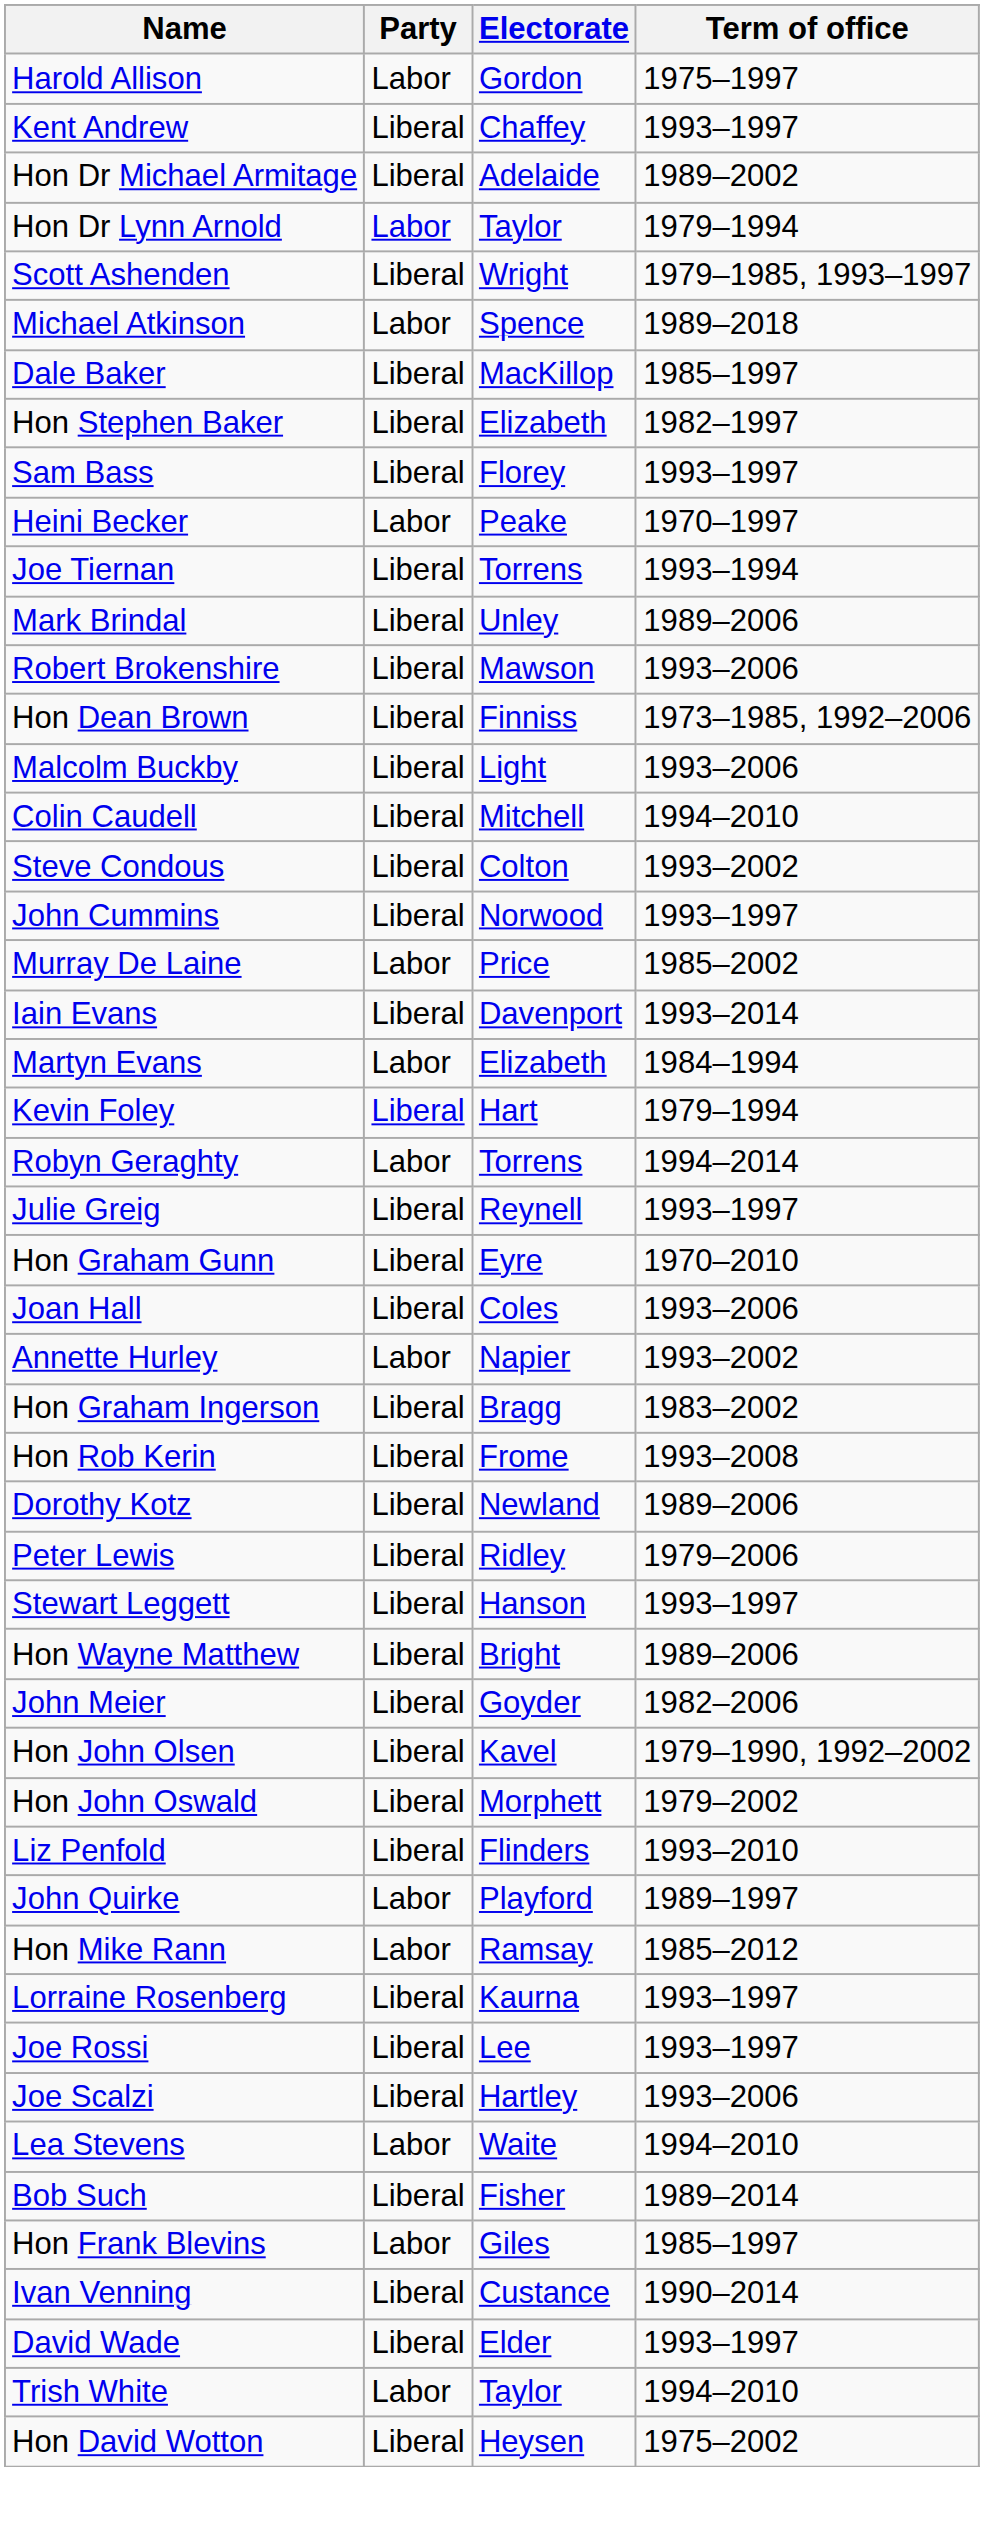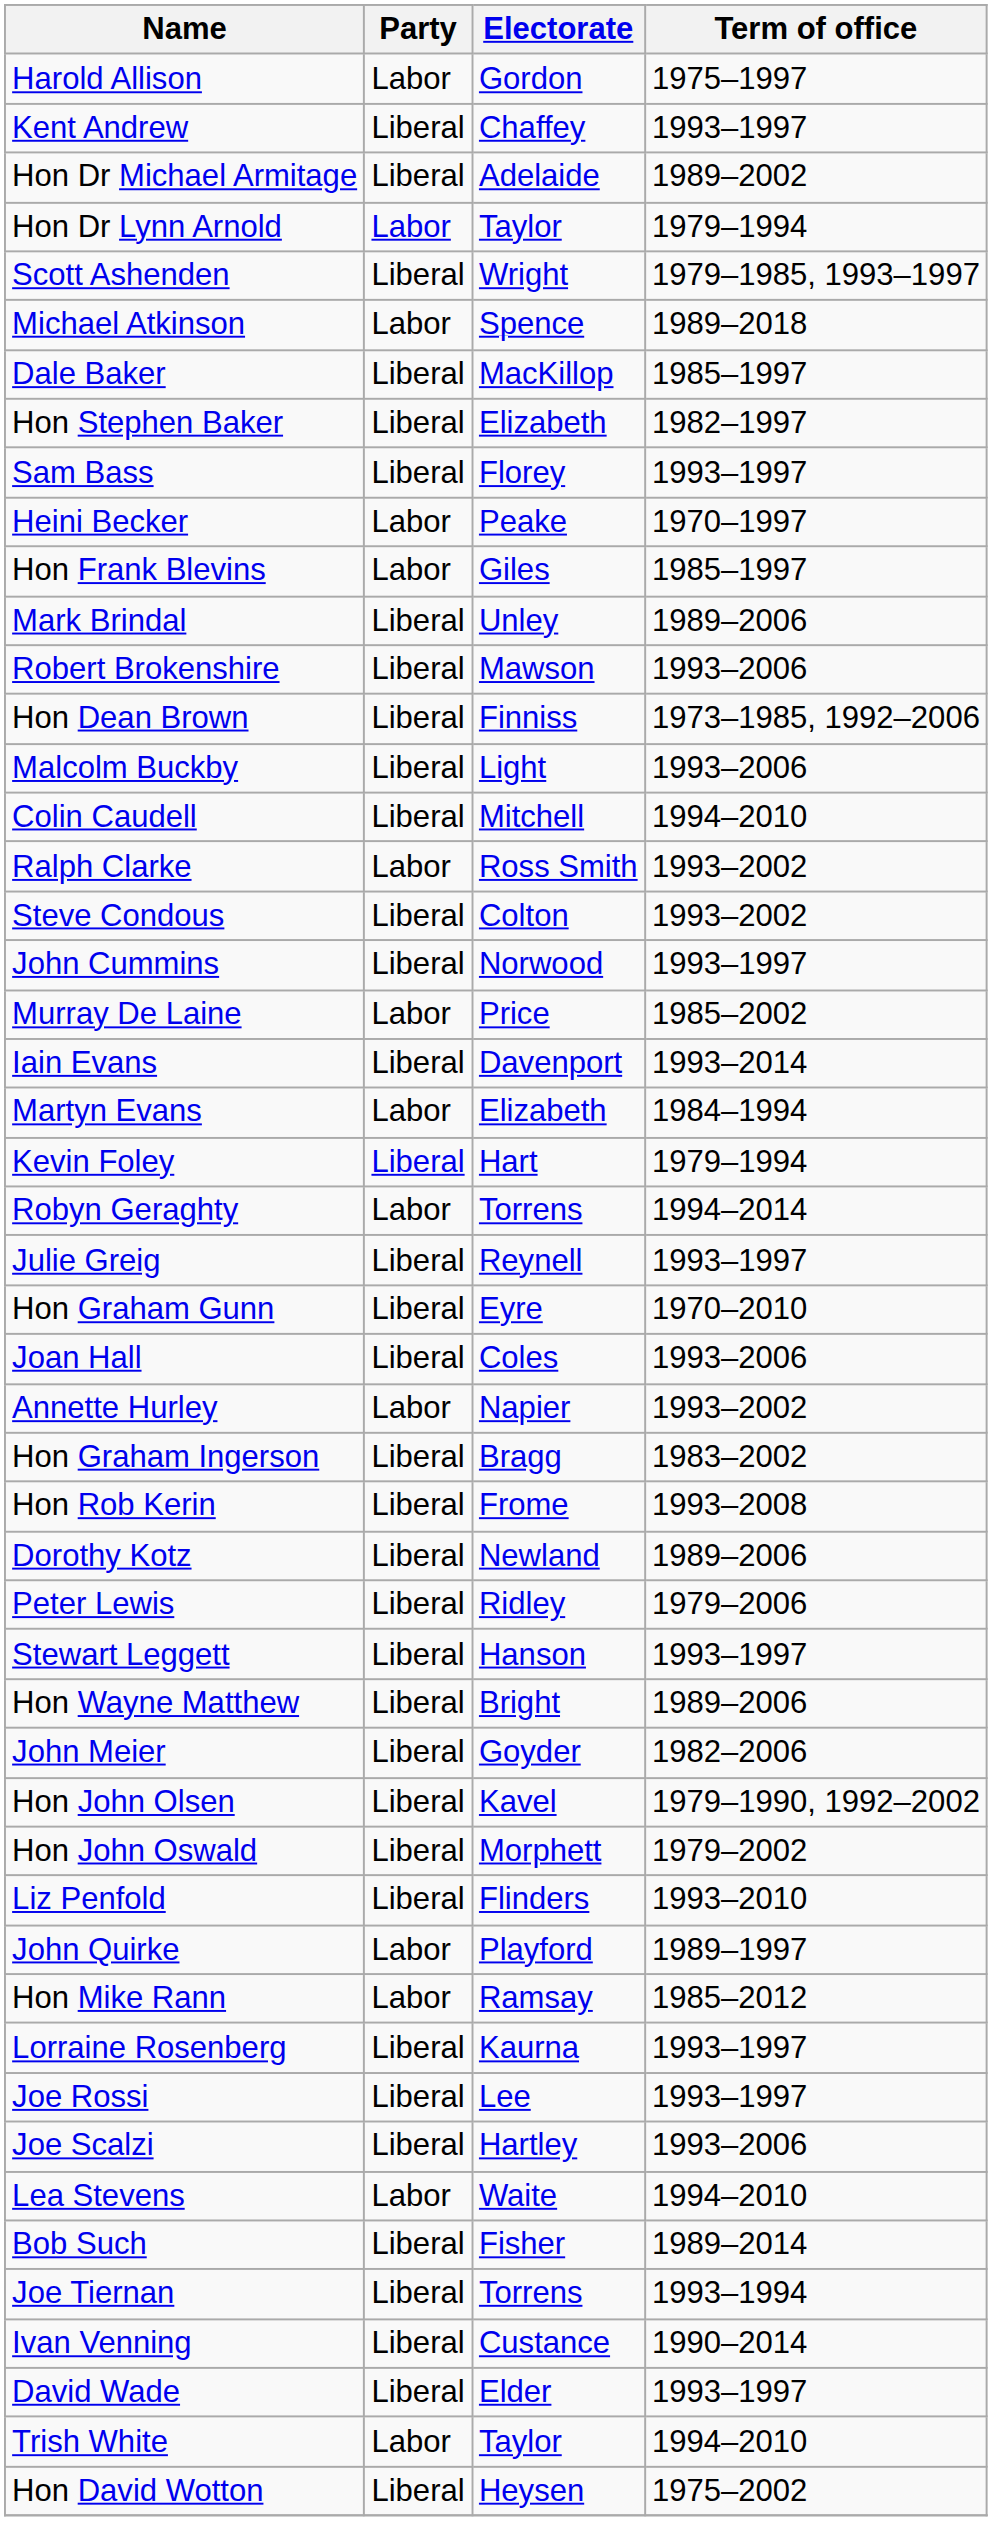rows swapped: (139, 2244) <-> (93, 570)
+ row: (102, 865)
